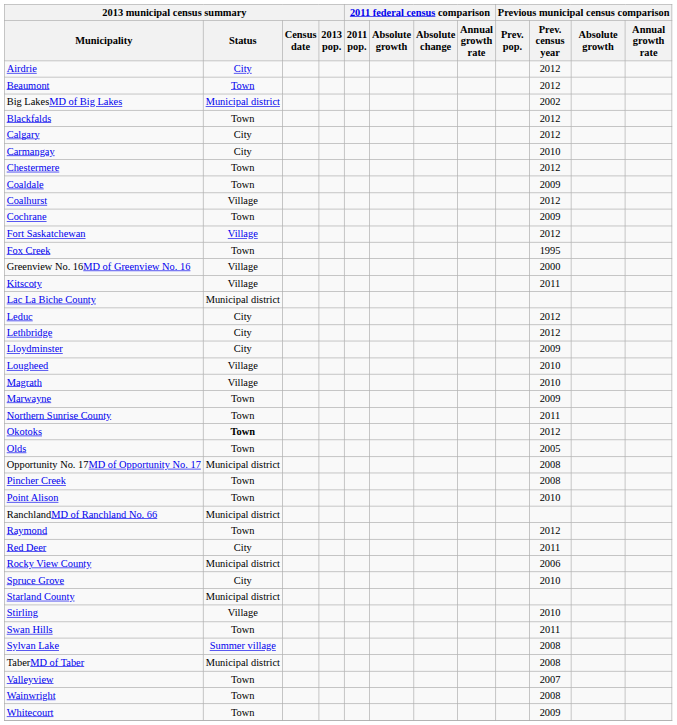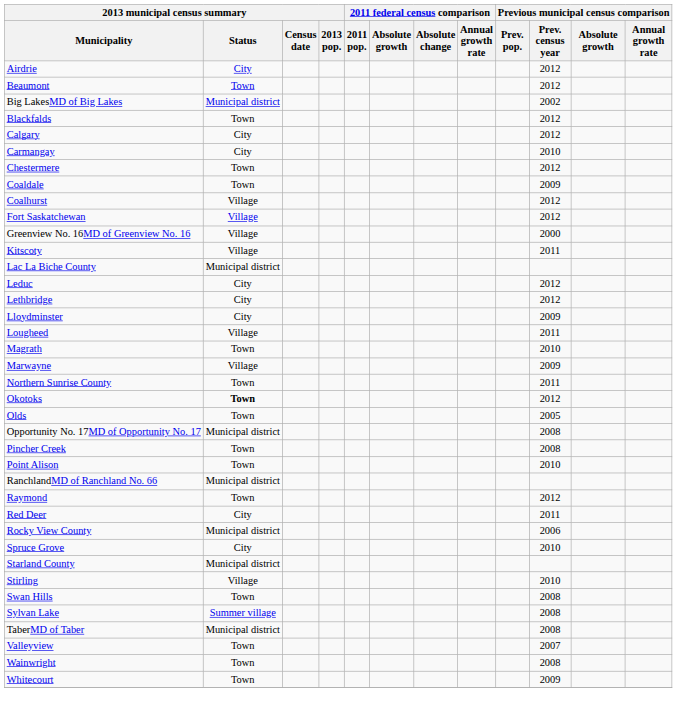- row: (27, 217)
- row: (29, 250)
(550, 366) 2010 -> (550, 333) 2011
(243, 382) Village -> (243, 349) Town
(243, 399) Town -> (243, 366) Village
(550, 629) 2011 -> (550, 596) 2008
